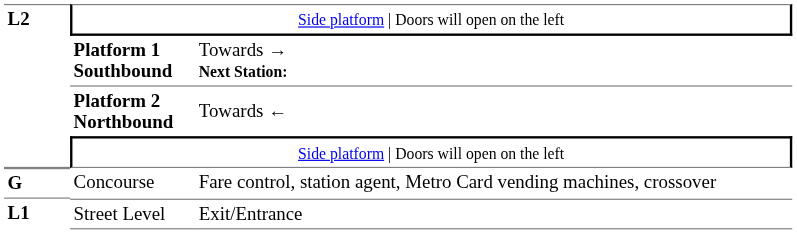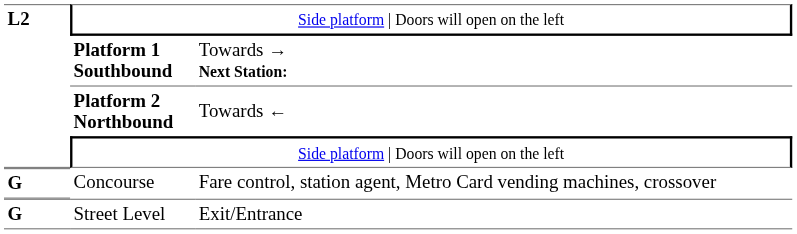(19, 212) L1 -> (15, 213) G
